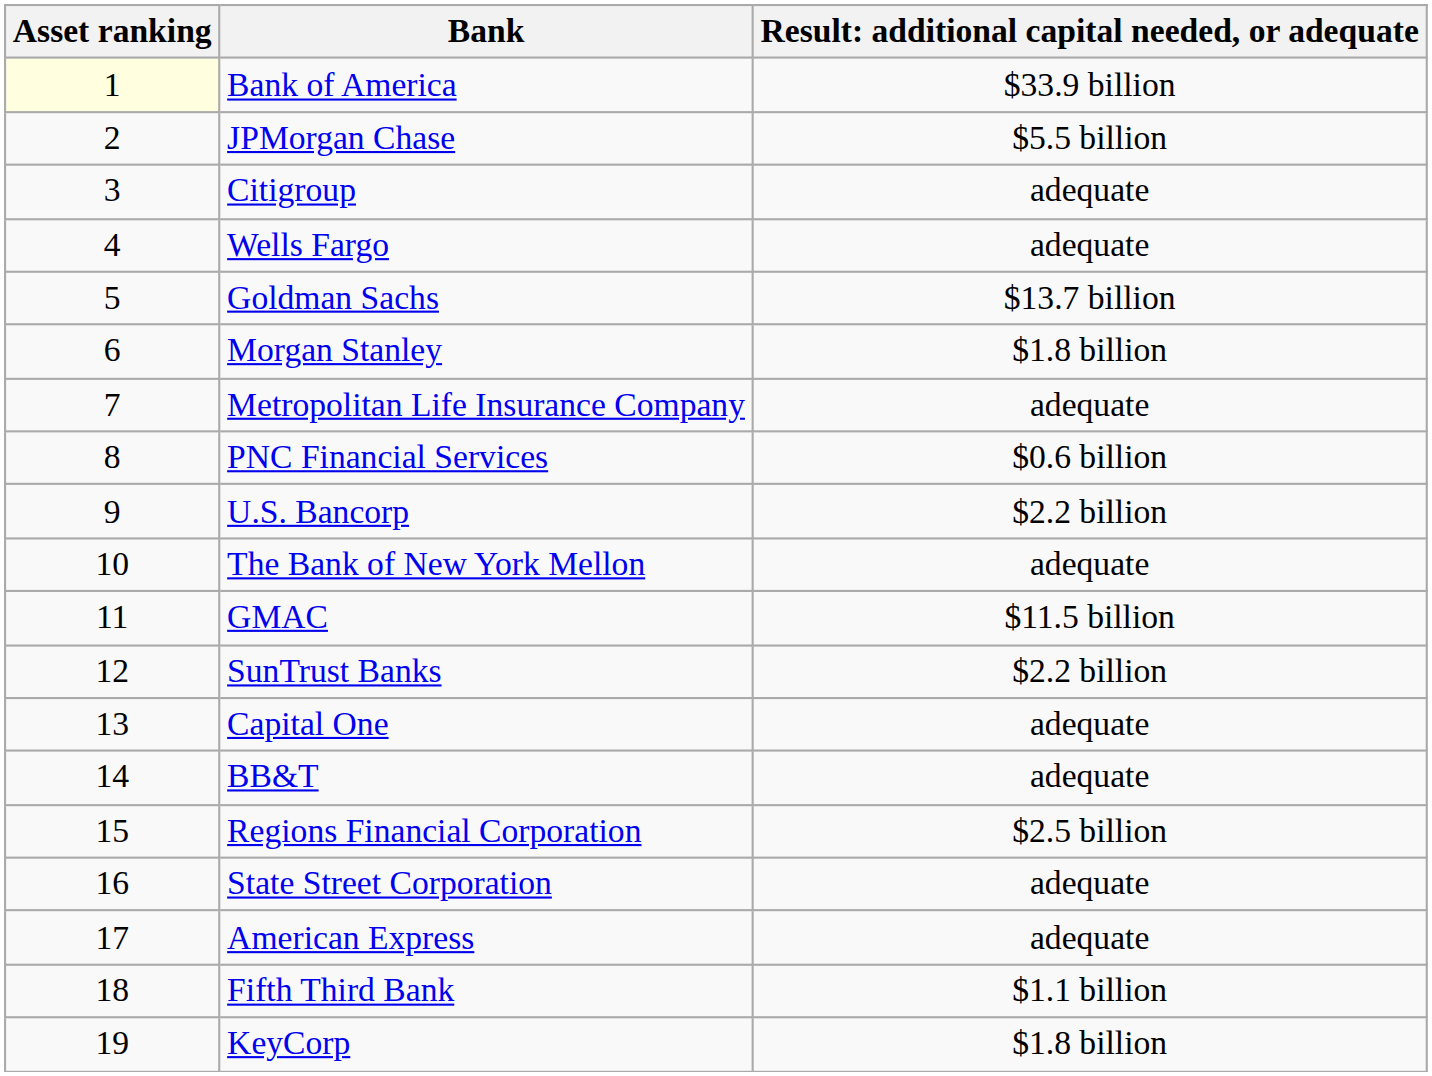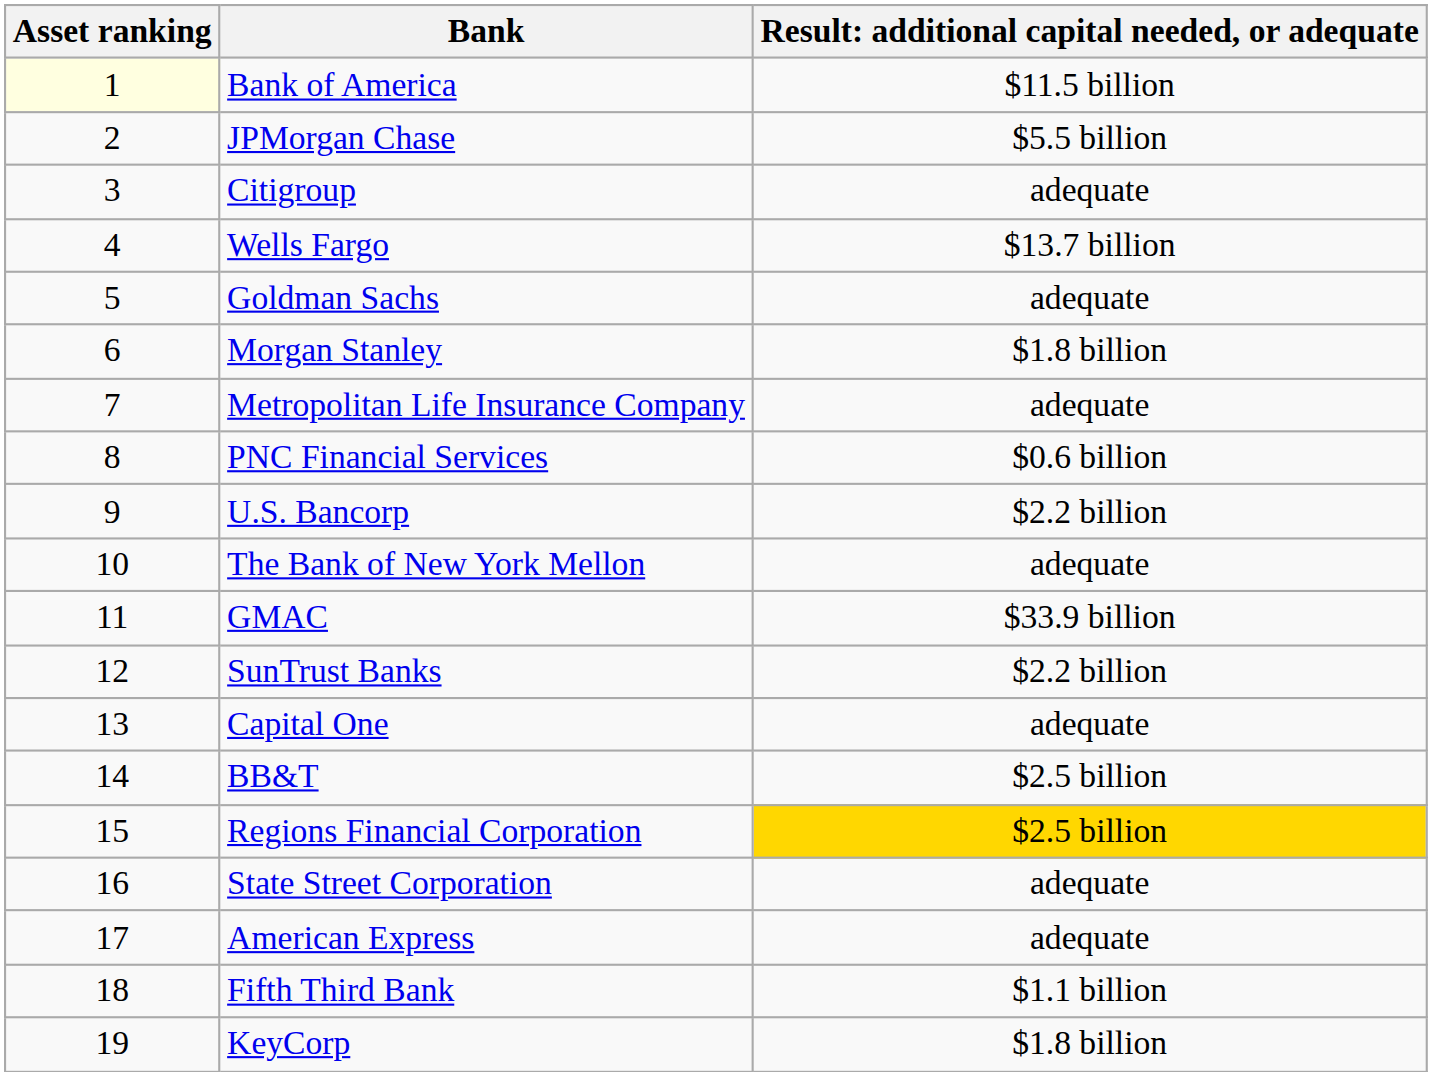(1090, 84) $33.9 billion -> (1090, 84) $11.5 billion
(1090, 244) adequate -> (1090, 244) $13.7 billion
(1090, 297) $13.7 billion -> (1090, 297) adequate
(1090, 617) $11.5 billion -> (1090, 617) $33.9 billion
(1090, 777) adequate -> (1090, 777) $2.5 billion
(1090, 830) no background -> (1090, 830) gold background
